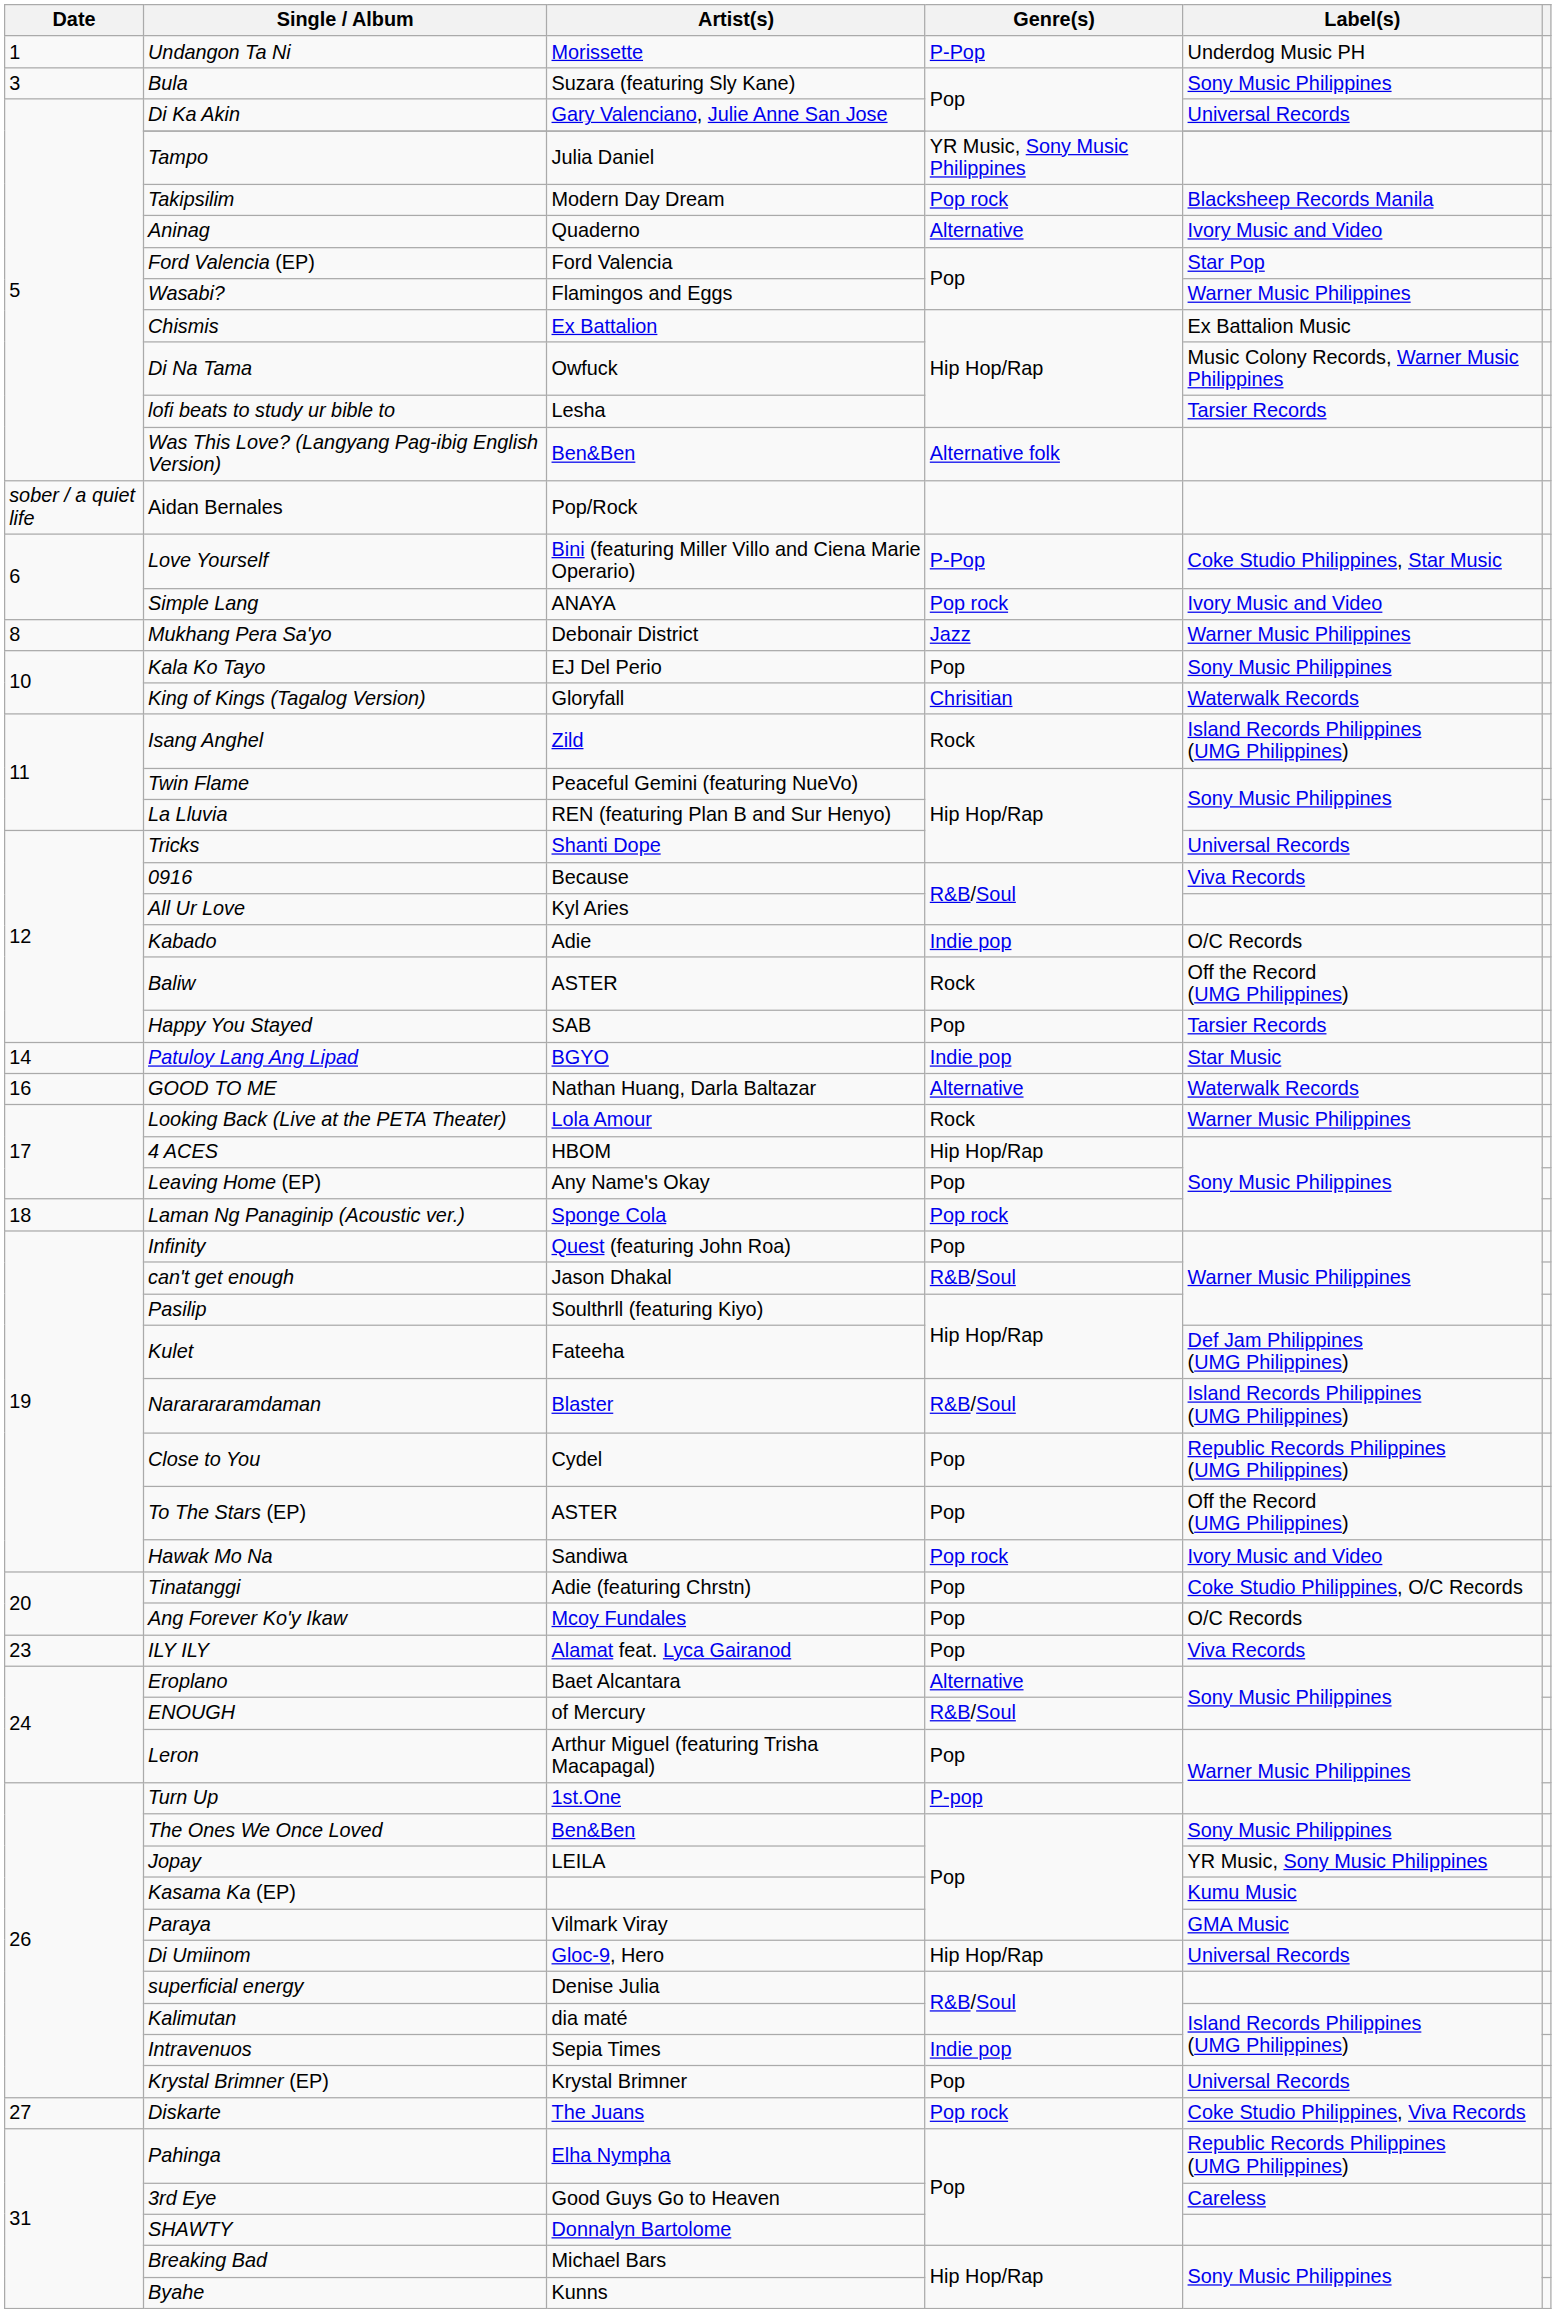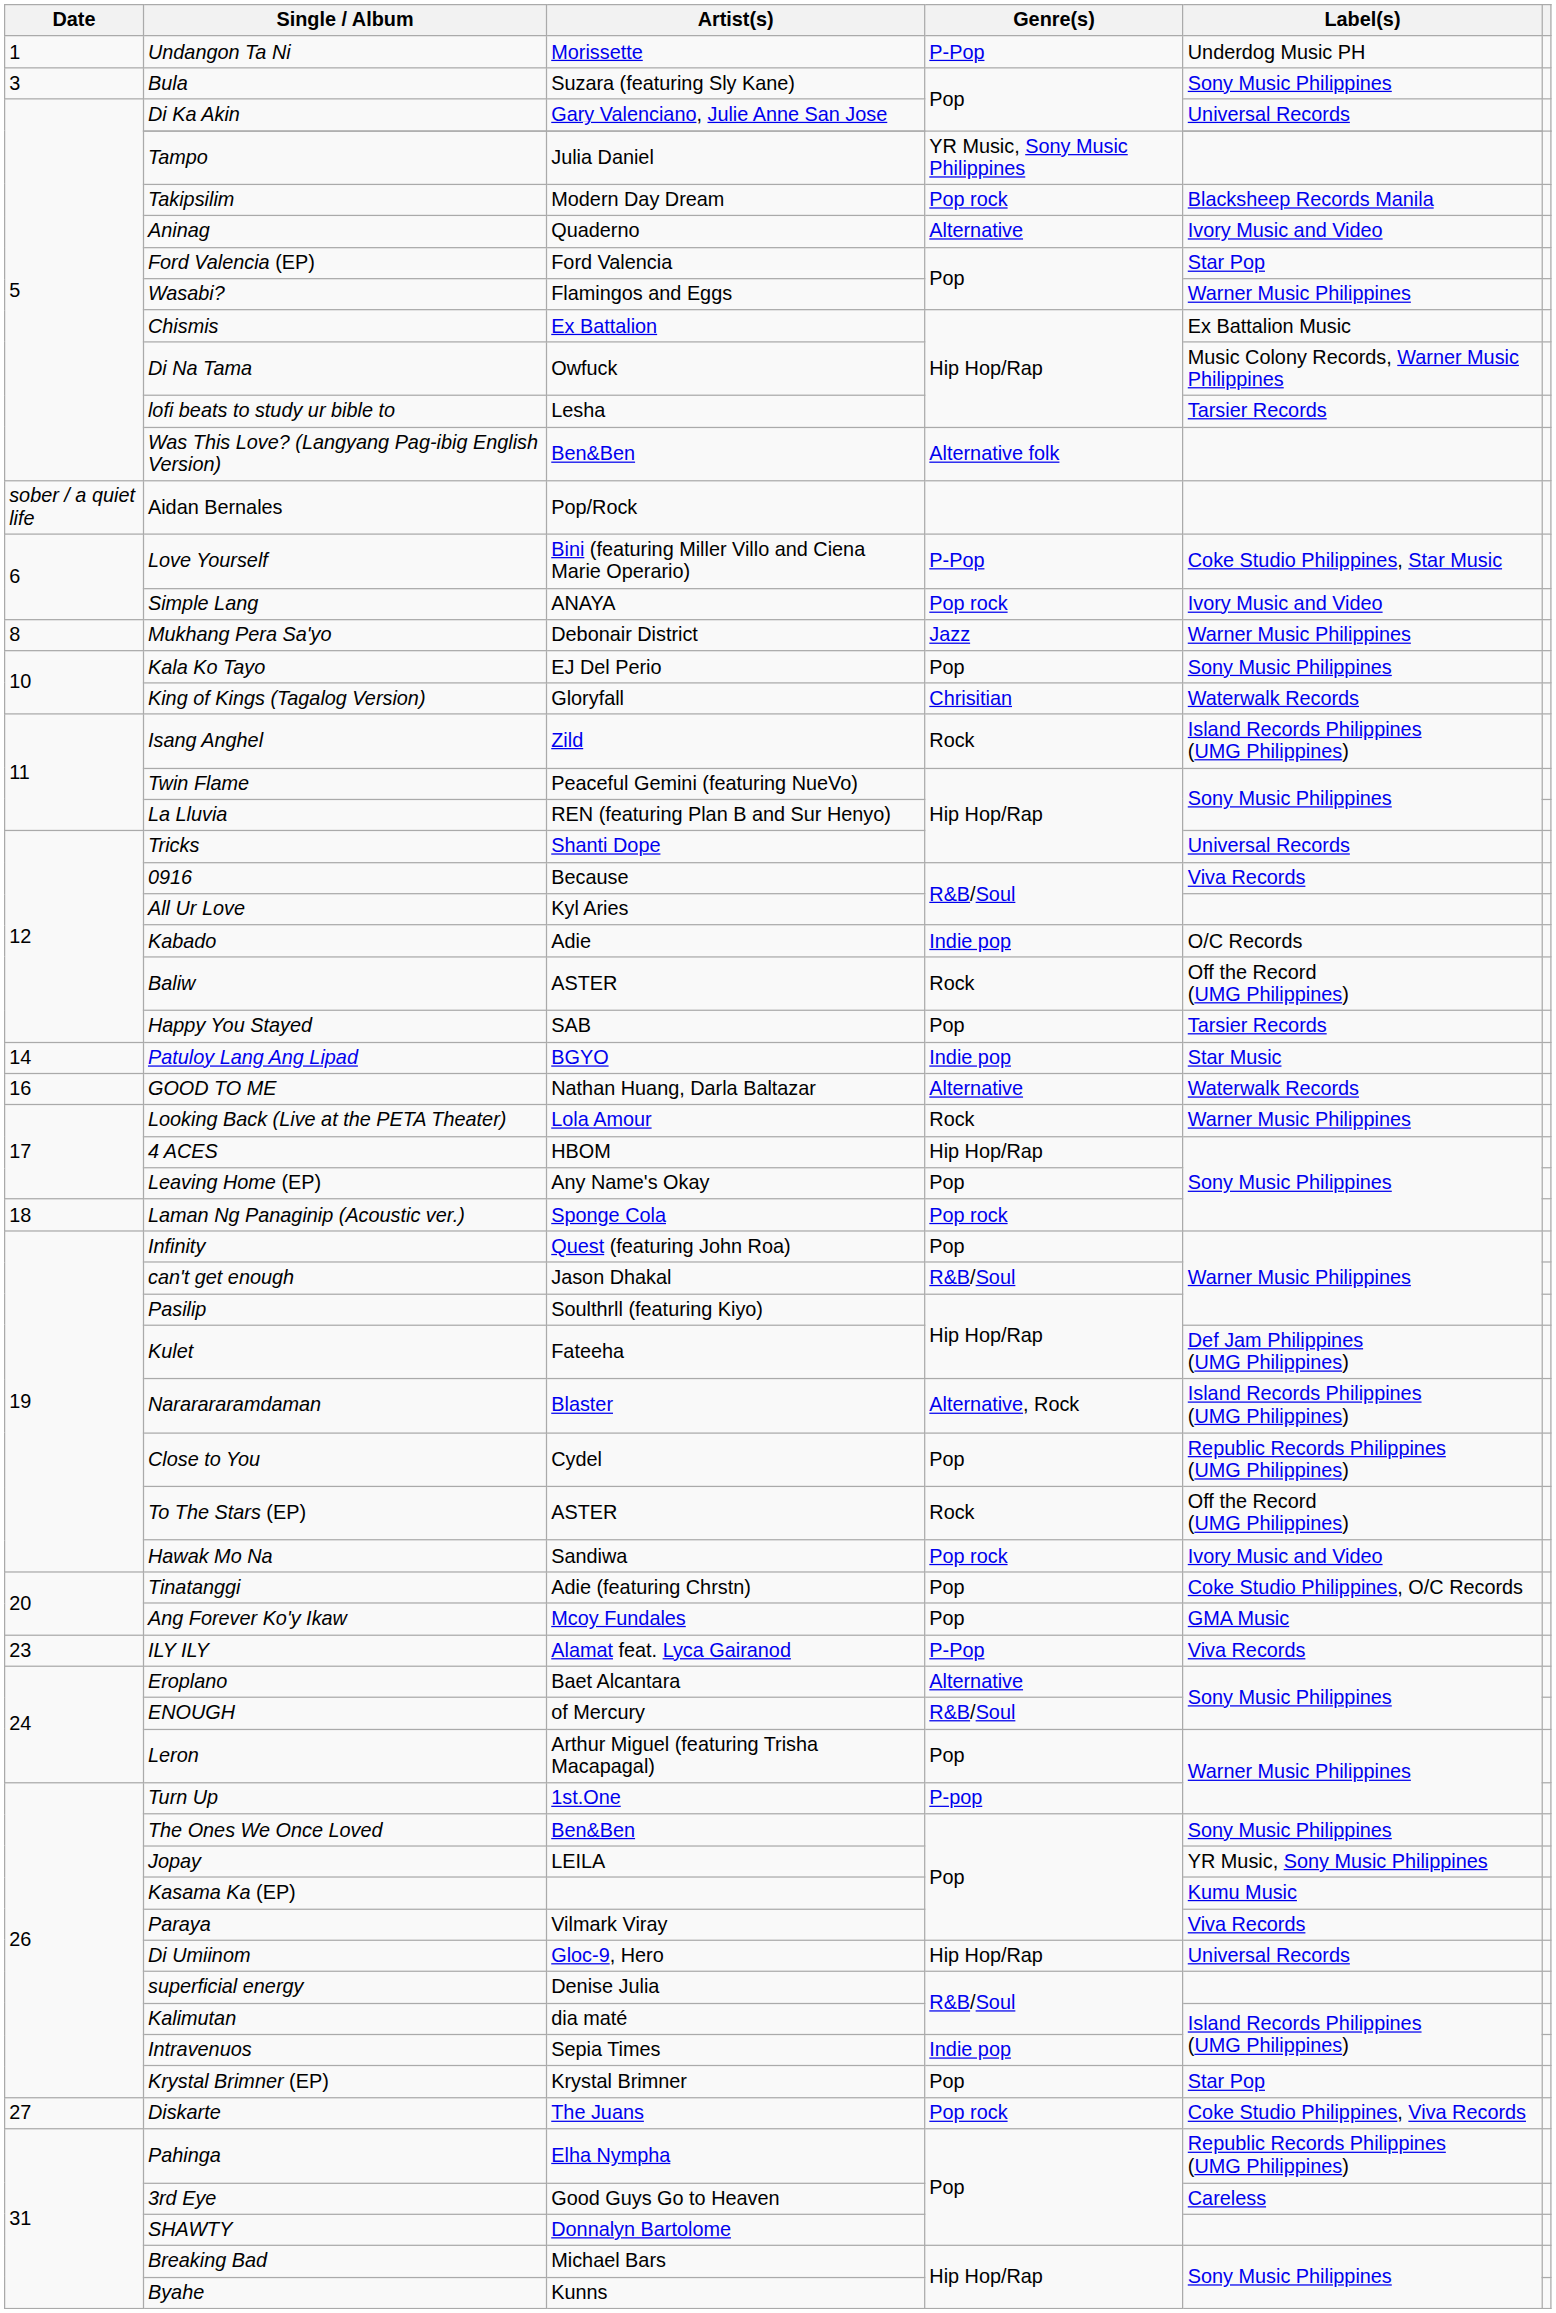(973, 1405) R&B/Soul -> (1004, 1405) Alternative, Rock
(947, 1513) Pop -> (952, 1513) Rock
(1245, 1618) O/C Records -> (1238, 1618) GMA Music
(947, 1650) Pop -> (957, 1650) P-Pop
(1238, 1924) GMA Music -> (1247, 1924) Viva Records
(1269, 2081) Universal Records -> (1226, 2081) Star Pop
